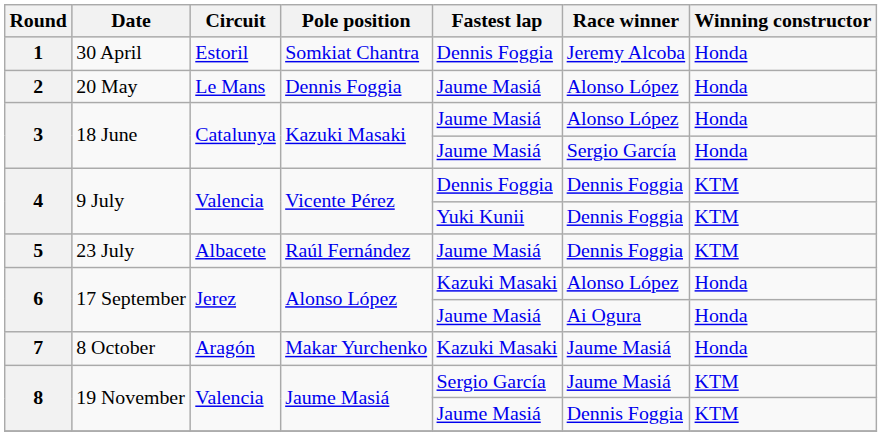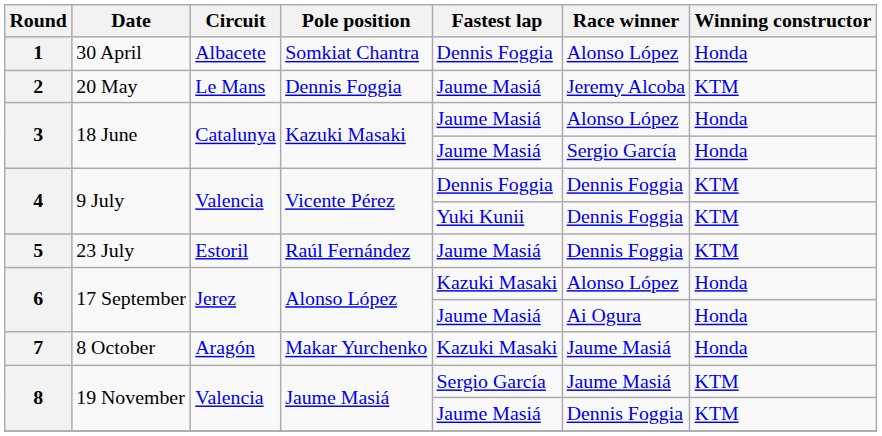(222, 53) Estoril -> (231, 53) Albacete
(626, 53) Jeremy Alcoba -> (623, 53) Alonso López
(623, 85) Alonso López -> (626, 85) Jeremy Alcoba
(721, 85) Honda -> (717, 85) KTM
(231, 249) Albacete -> (222, 249) Estoril
